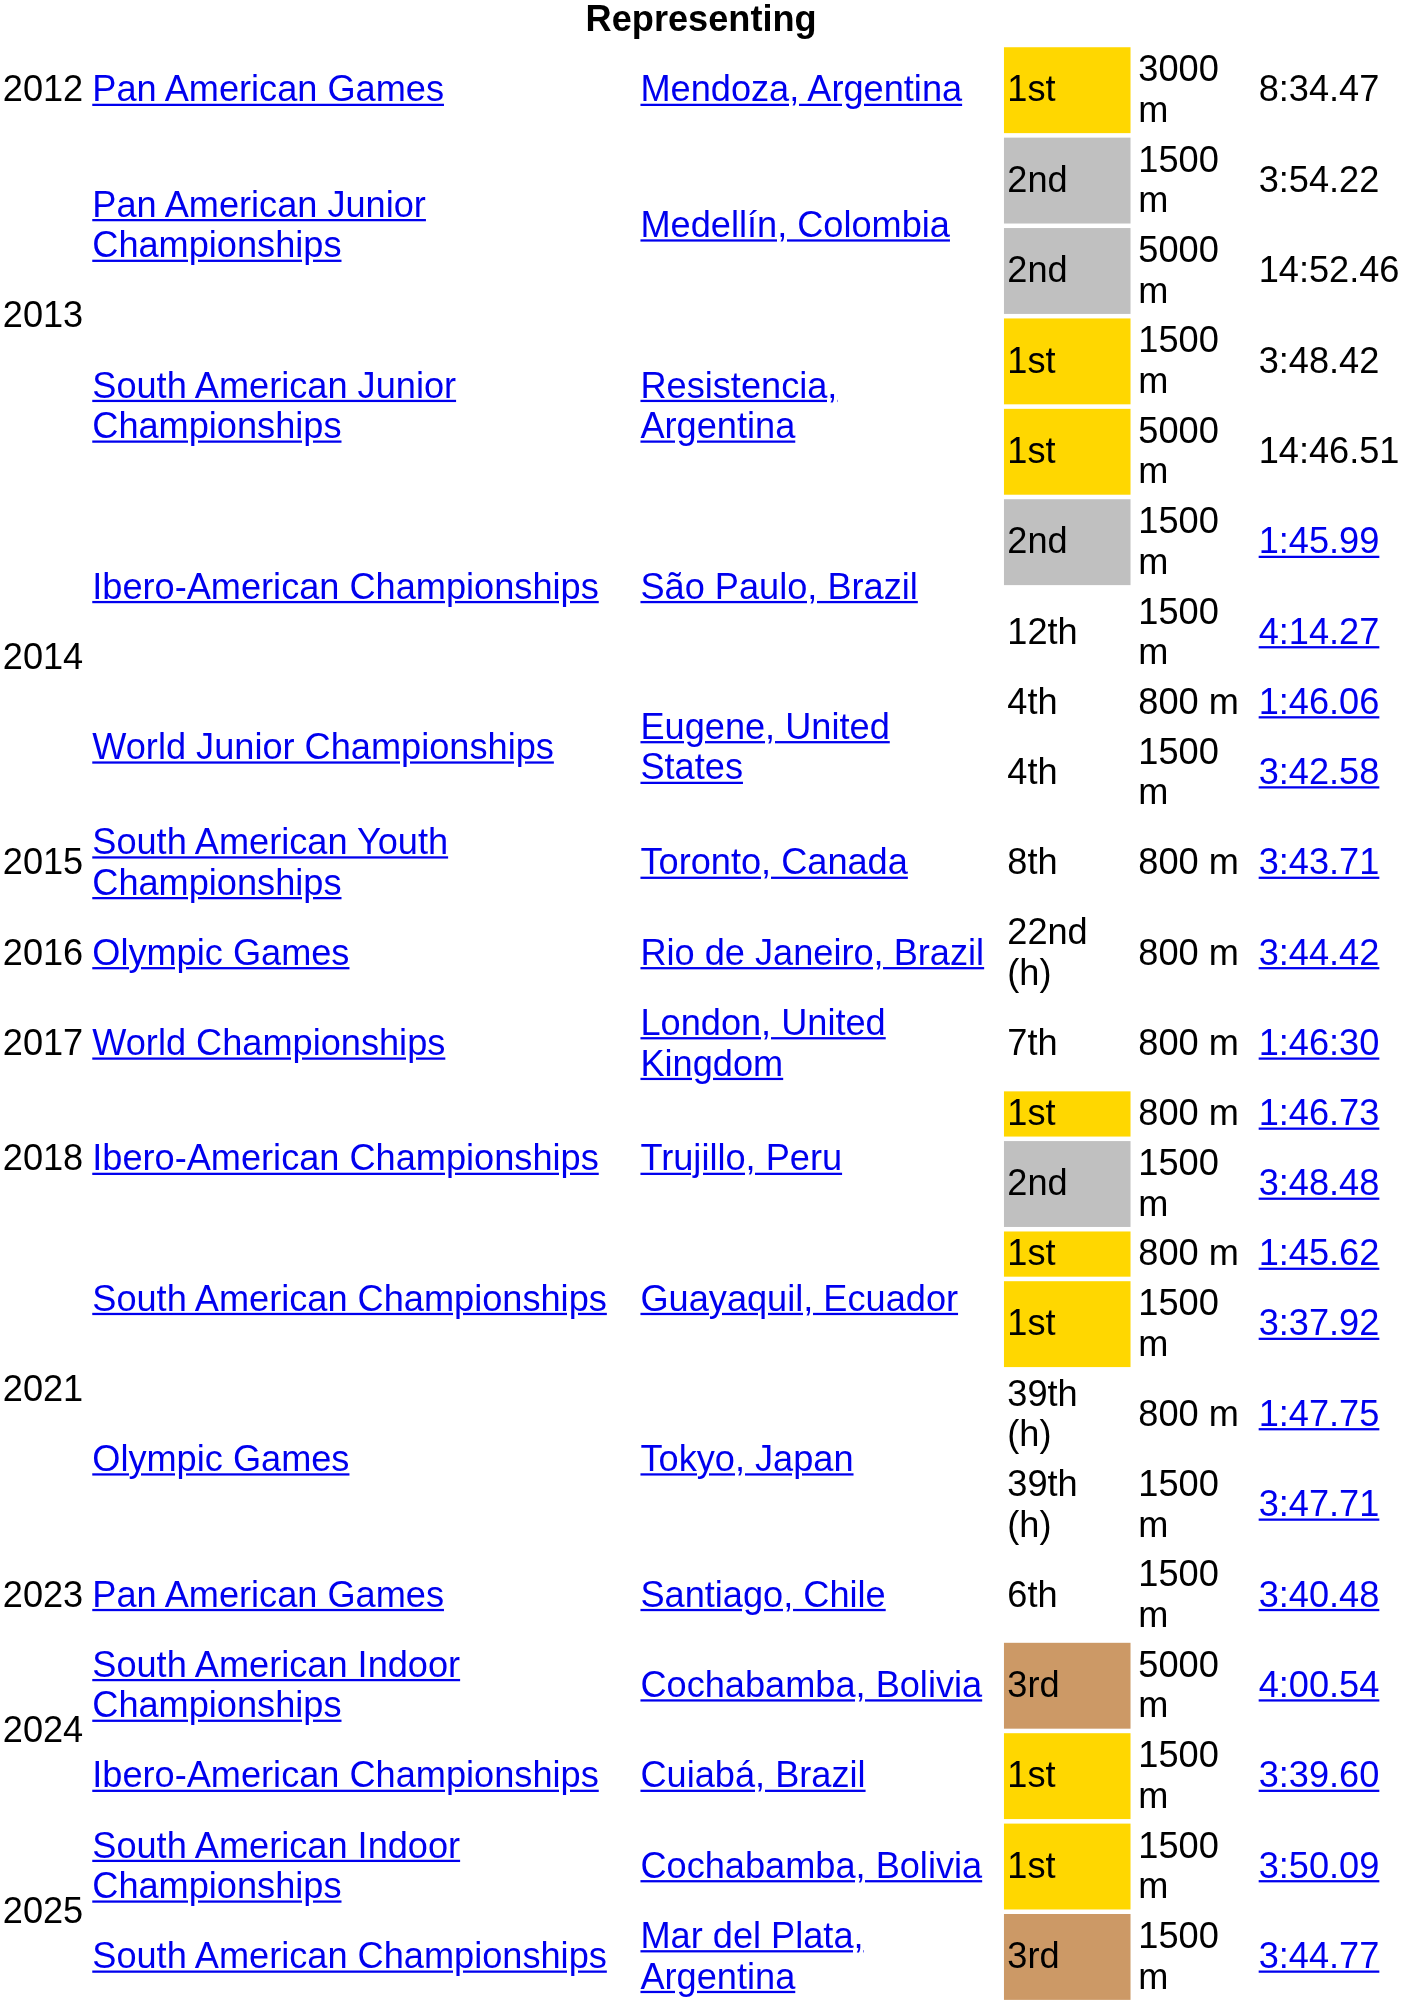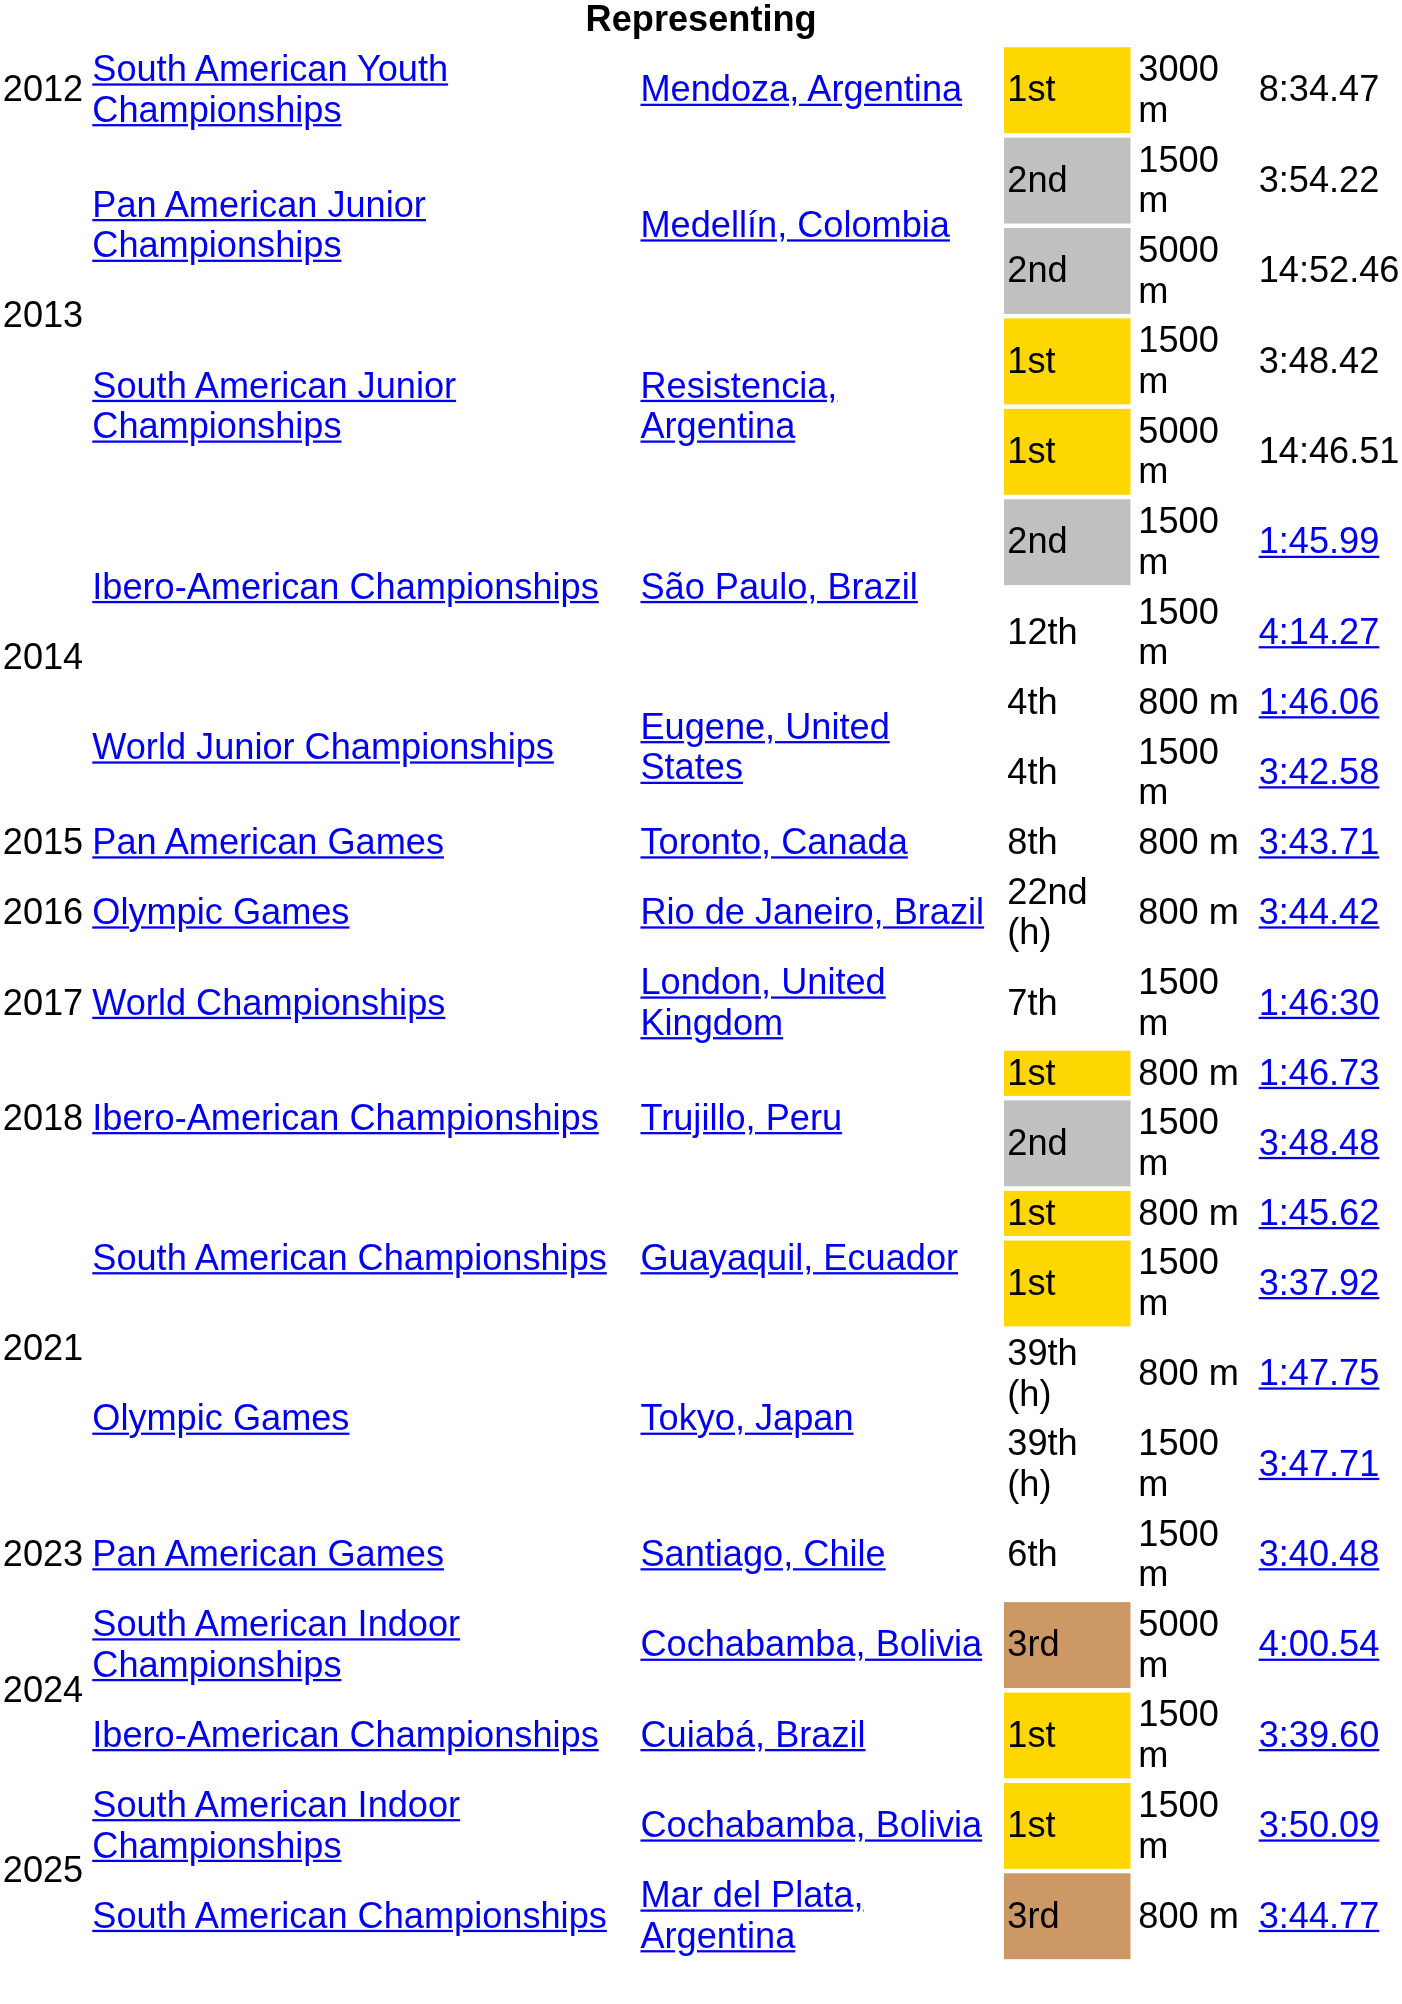(268, 89) Pan American Games -> (270, 89) South American Youth Championships
(270, 862) South American Youth Championships -> (268, 842) Pan American Games
(1189, 1043) 800 m -> (1179, 1002) 1500 m
(1179, 1956) 1500 m -> (1189, 1915) 800 m
